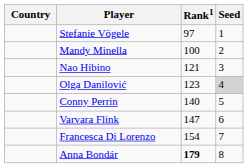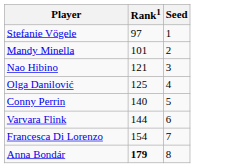- column: (31, 14)
(192, 50) 100 -> (139, 50) 101
(192, 85) 123 -> (139, 85) 125
(221, 85) lightgrey background -> (169, 85) no background
(192, 119) 147 -> (139, 119) 144
